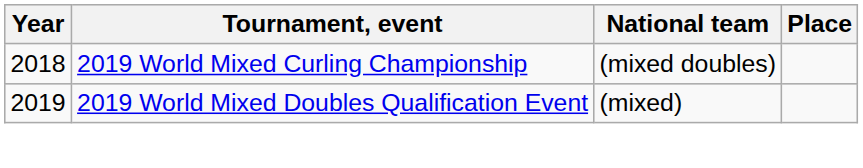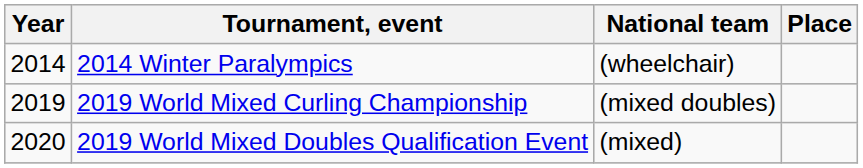+ row: (215, 63)
(38, 63) 2018 -> (38, 102) 2019
(38, 102) 2019 -> (38, 142) 2020
